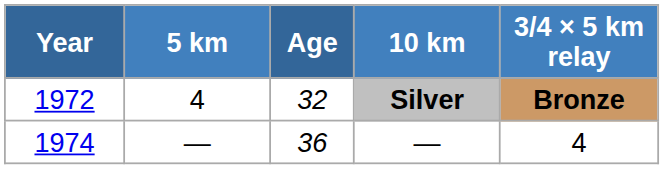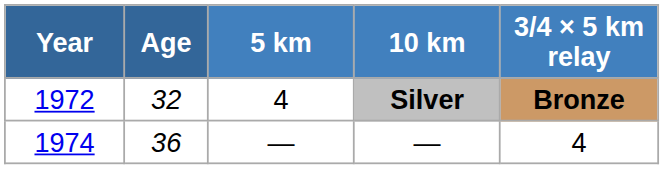columns swapped: (312, 42) <-> (197, 42)
